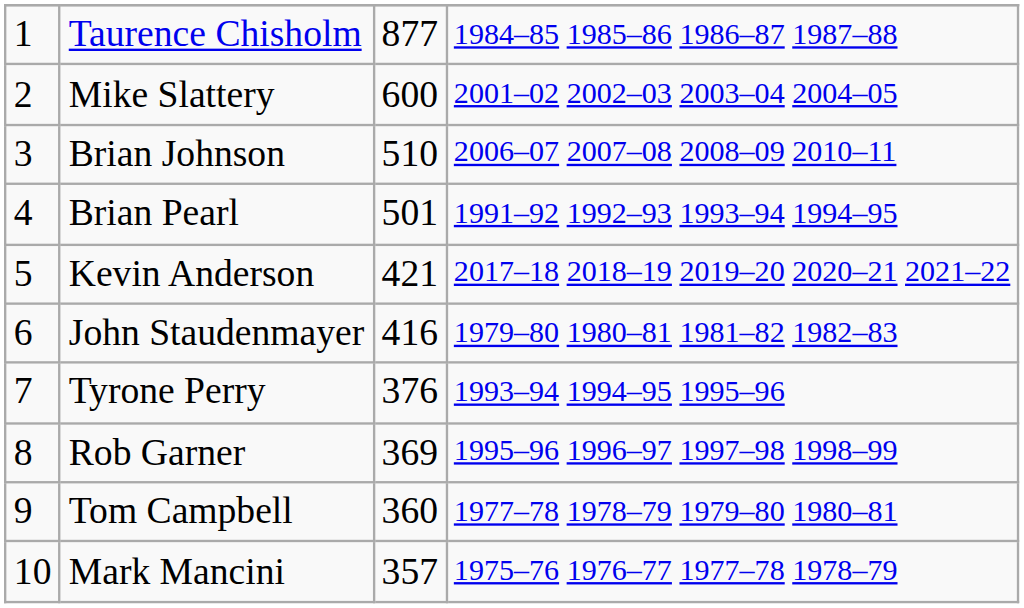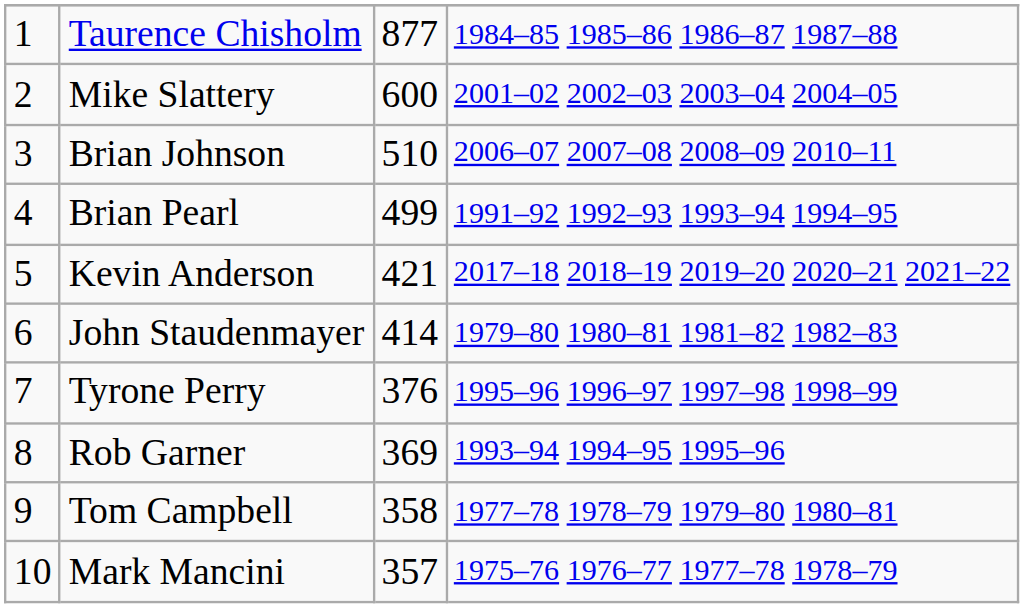(410, 213) 501 -> (410, 213) 499
(410, 332) 416 -> (410, 332) 414
(619, 392) 1993–94 1994–95 1995–96 -> (676, 392) 1995–96 1996–97 1997–98 1998–99
(676, 451) 1995–96 1996–97 1997–98 1998–99 -> (619, 451) 1993–94 1994–95 1995–96
(410, 511) 360 -> (410, 511) 358
